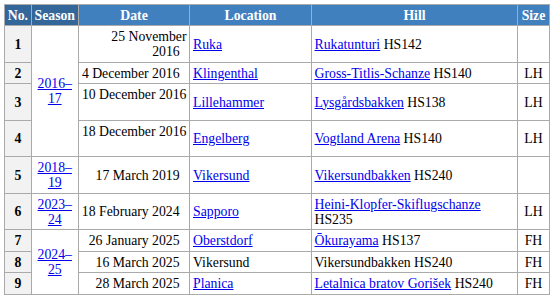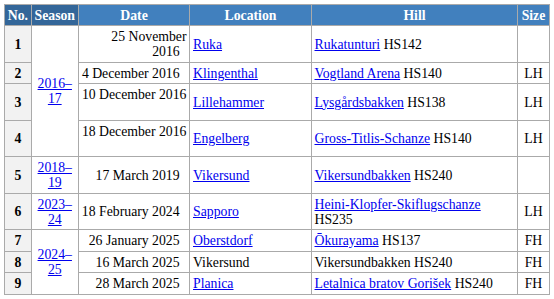(393, 73) Gross-Titlis-Schanze HS140 -> (378, 73) Vogtland Arena HS140
(378, 138) Vogtland Arena HS140 -> (393, 138) Gross-Titlis-Schanze HS140
